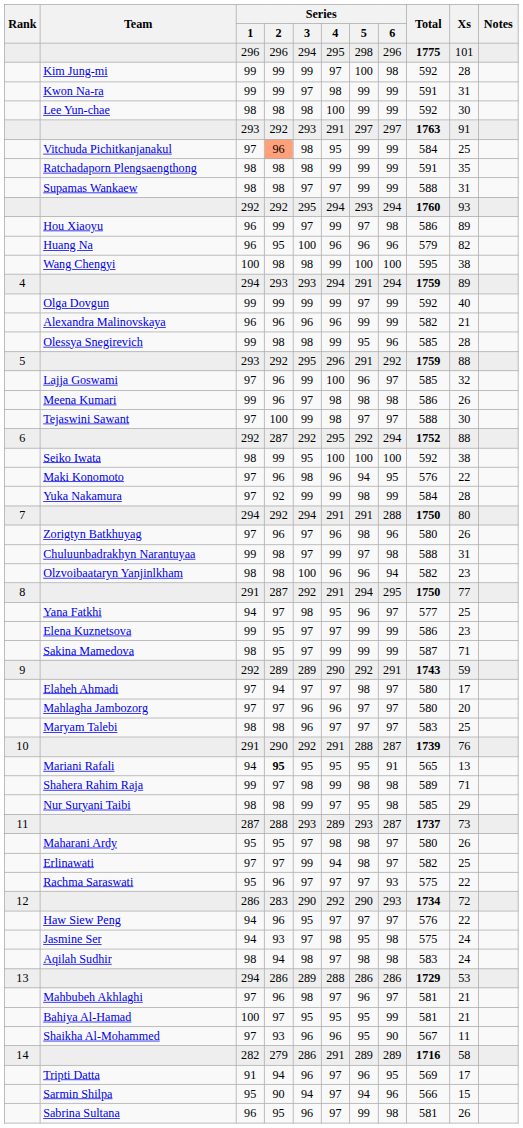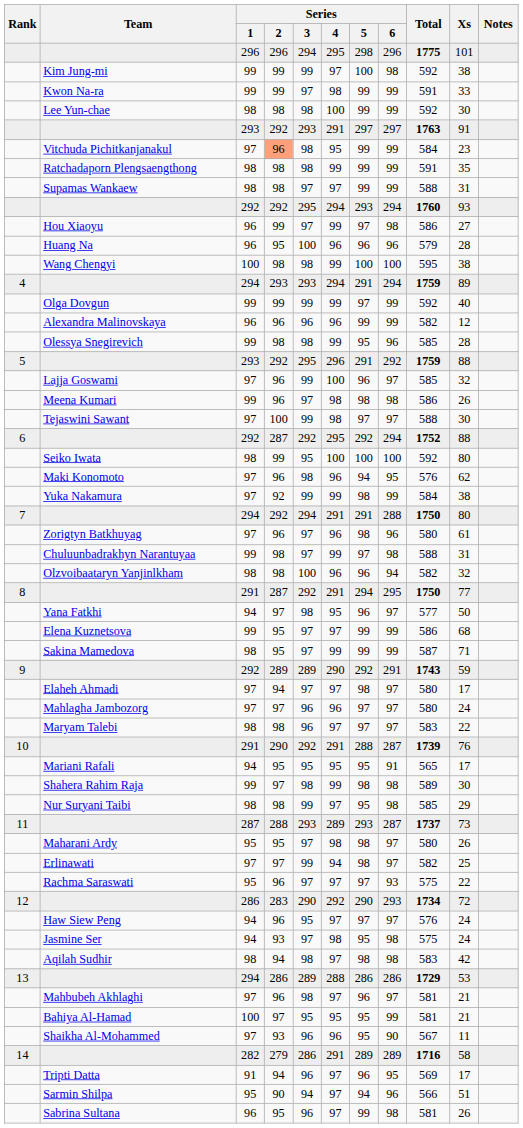(464, 71) 28 -> (464, 71) 38
(464, 91) 31 -> (464, 91) 33
(464, 149) 25 -> (464, 149) 23
(464, 226) 89 -> (464, 226) 27
(464, 245) 82 -> (464, 245) 28
(464, 322) 21 -> (464, 322) 12
(464, 457) 38 -> (464, 457) 80
(464, 476) 22 -> (464, 476) 62
(464, 496) 28 -> (464, 496) 38
(464, 534) 26 -> (464, 534) 61
(464, 573) 23 -> (464, 573) 32
(464, 611) 25 -> (464, 611) 50
(464, 631) 23 -> (464, 631) 68
(464, 708) 20 -> (464, 708) 24
(464, 727) 25 -> (464, 727) 22
(279, 766) bold -> (279, 766) normal
(464, 766) 13 -> (464, 766) 17
(464, 785) 71 -> (464, 785) 30
(464, 920) 22 -> (464, 920) 24
(464, 959) 24 -> (464, 959) 42
(464, 1094) 15 -> (464, 1094) 51
